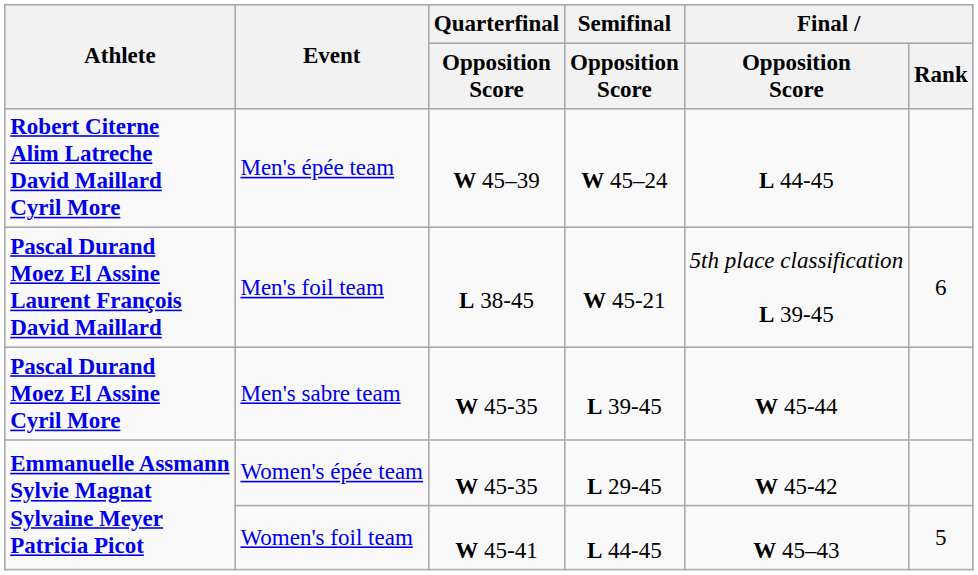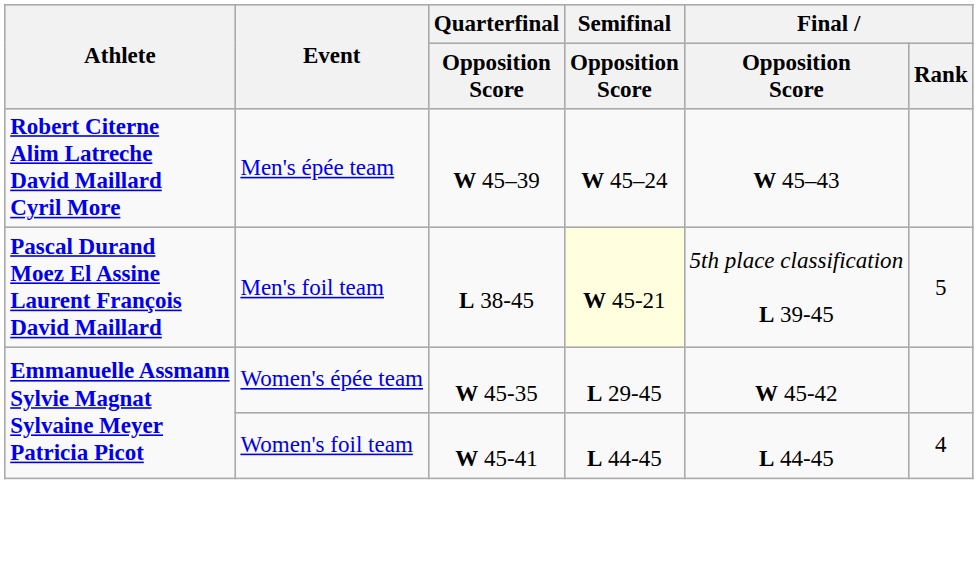(796, 181) L 44-45 -> (796, 181) W 45–43
(624, 301) no background -> (624, 301) lightyellow background
(941, 287) 6 -> (941, 287) 5
- row: (321, 393)
(796, 551) W 45–43 -> (796, 458) L 44-45
(941, 537) 5 -> (941, 445) 4
